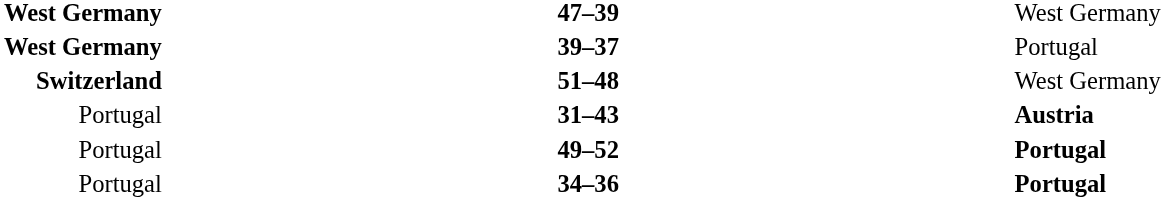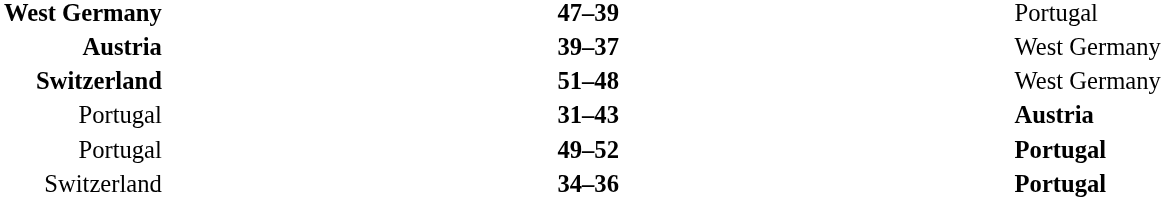(1088, 12) West Germany -> (1056, 12) Portugal
(83, 46) West Germany -> (122, 46) Austria
(1056, 46) Portugal -> (1088, 46) West Germany
(120, 183) Portugal -> (103, 183) Switzerland
